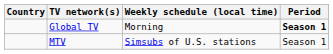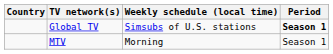(144, 27) Morning -> (191, 27) Simsubs of U.S. stations
(191, 41) Simsubs of U.S. stations -> (144, 41) Morning
